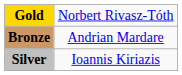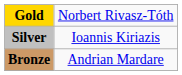rows swapped: (29, 59) <-> (29, 37)
